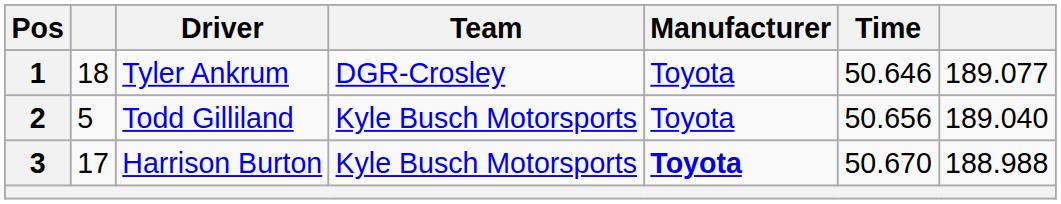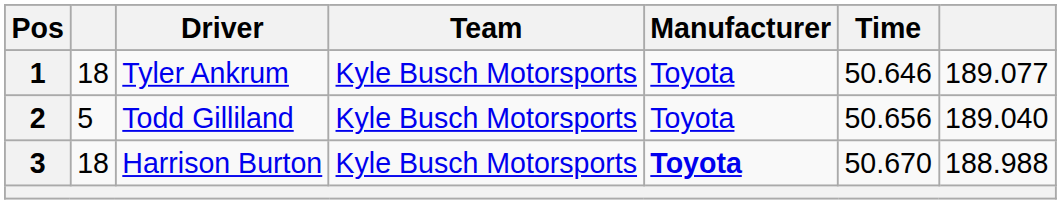(420, 73) DGR-Crosley -> (486, 73) Kyle Busch Motorsports
(93, 163) 17 -> (93, 163) 18
